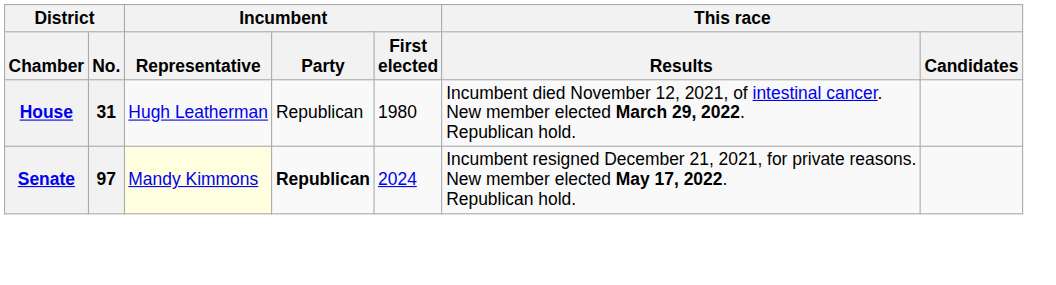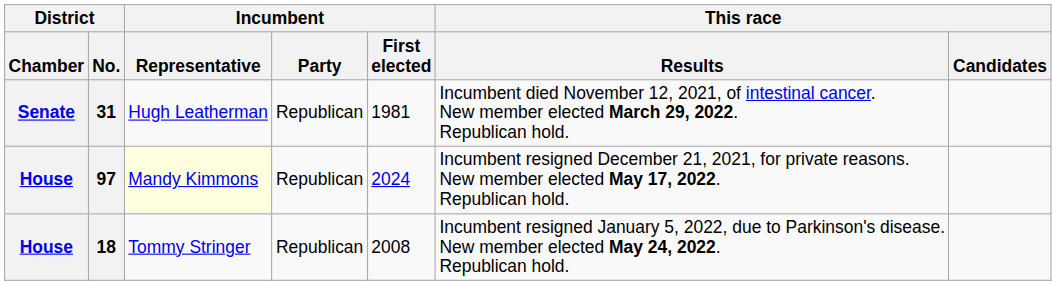(46, 112) House -> (46, 112) Senate
(397, 112) 1980 -> (391, 112) 1981
(46, 179) Senate -> (46, 179) House
(323, 179) bold -> (320, 179) normal
+ row: (106, 246)
